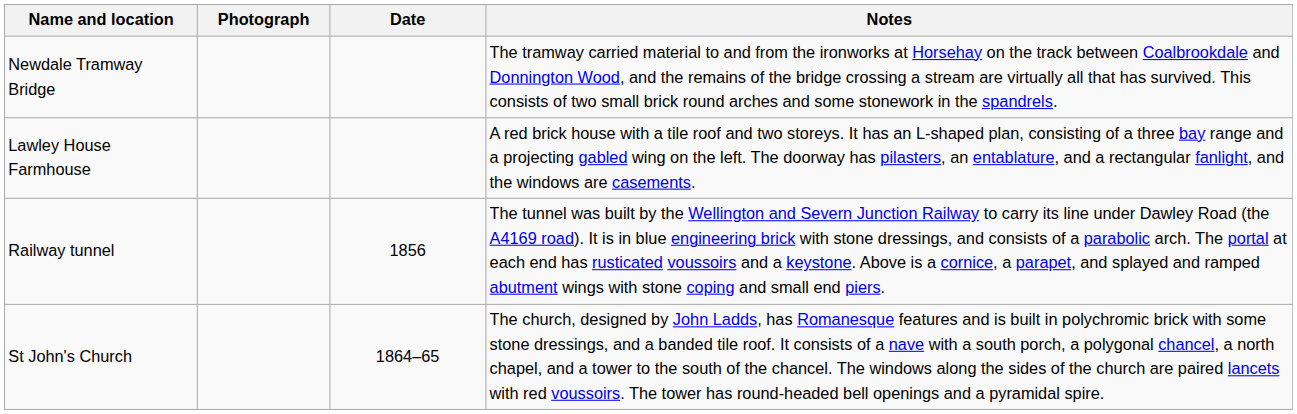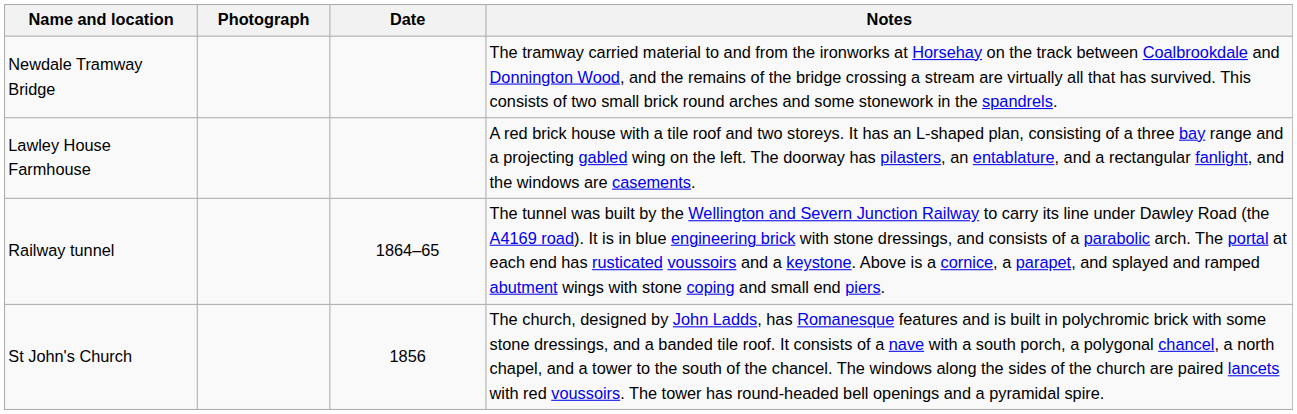(408, 251) 1856 -> (408, 251) 1864–65
(408, 356) 1864–65 -> (408, 356) 1856
